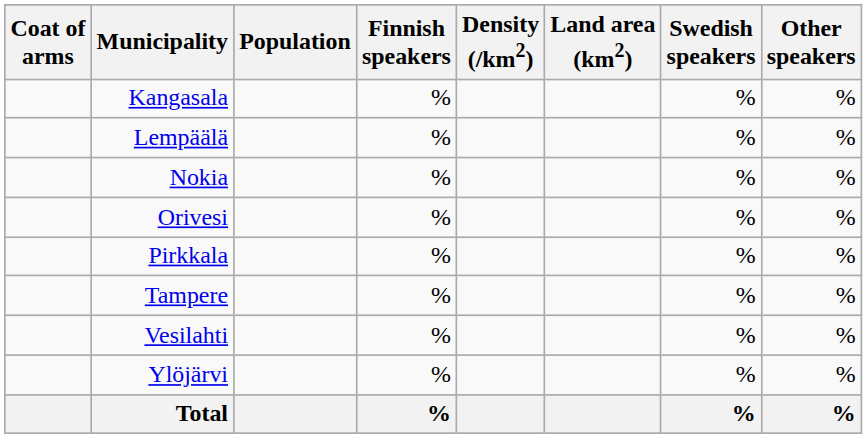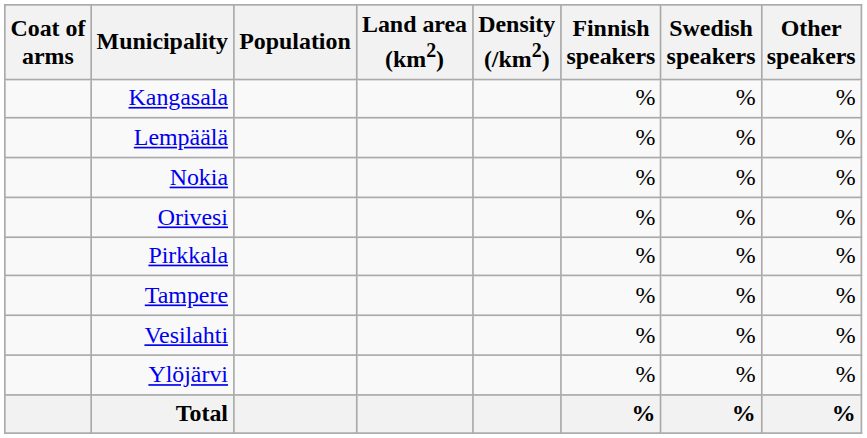columns swapped: (603, 41) <-> (406, 41)
